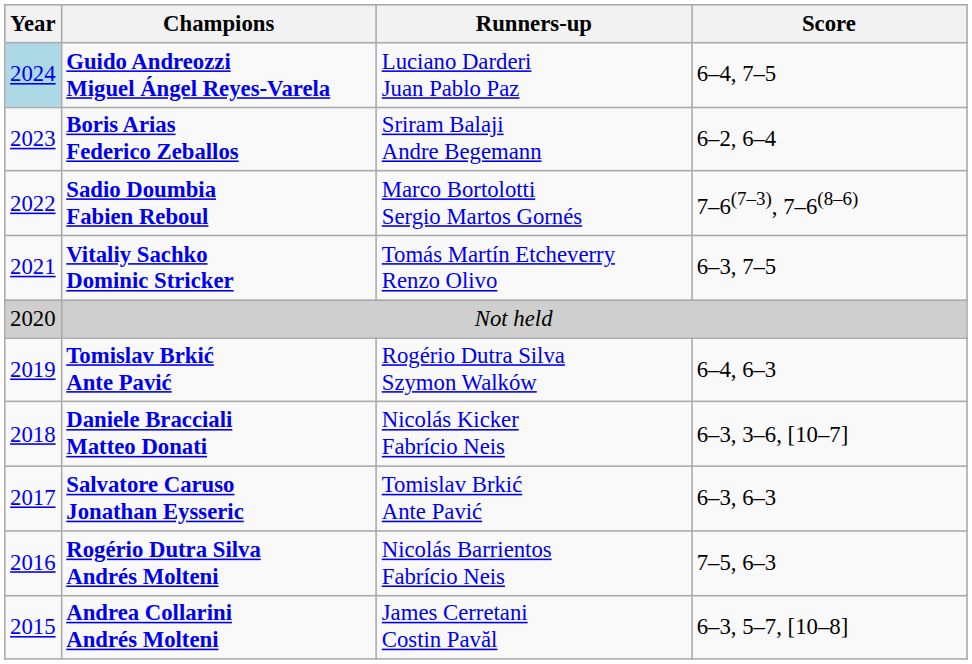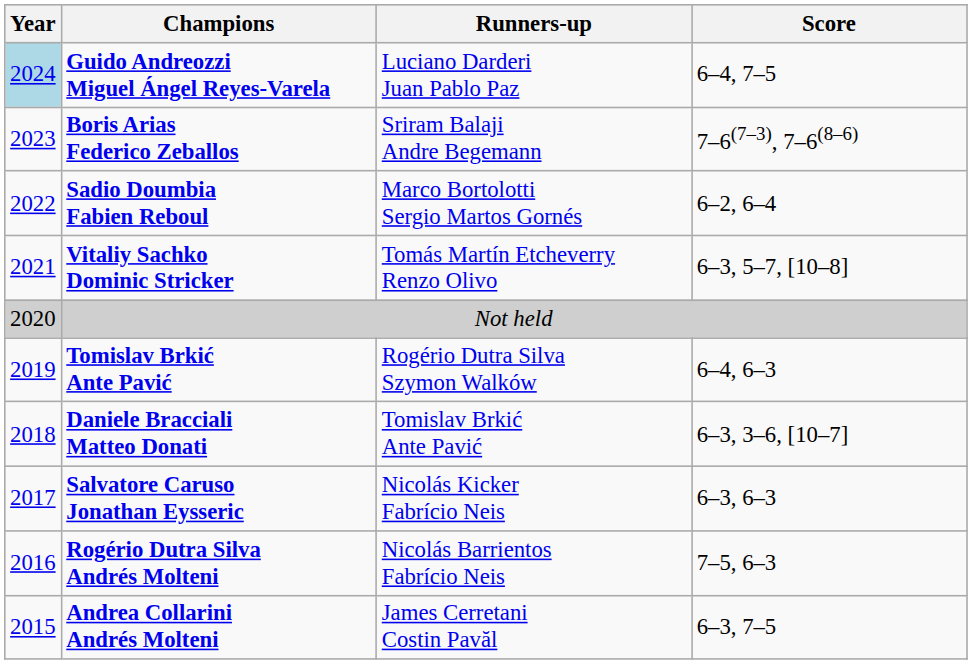(736, 138) 6–2, 6–4 -> (778, 138) 7–6(7–3), 7–6(8–6)
(778, 203) 7–6(7–3), 7–6(8–6) -> (736, 203) 6–2, 6–4
(736, 267) 6–3, 7–5 -> (772, 267) 6–3, 5–7, [10–8]
(450, 434) Nicolás Kicker Fabrício Neis -> (452, 434) Tomislav Brkić Ante Pavić
(452, 498) Tomislav Brkić Ante Pavić -> (450, 498) Nicolás Kicker Fabrício Neis
(772, 627) 6–3, 5–7, [10–8] -> (736, 627) 6–3, 7–5
